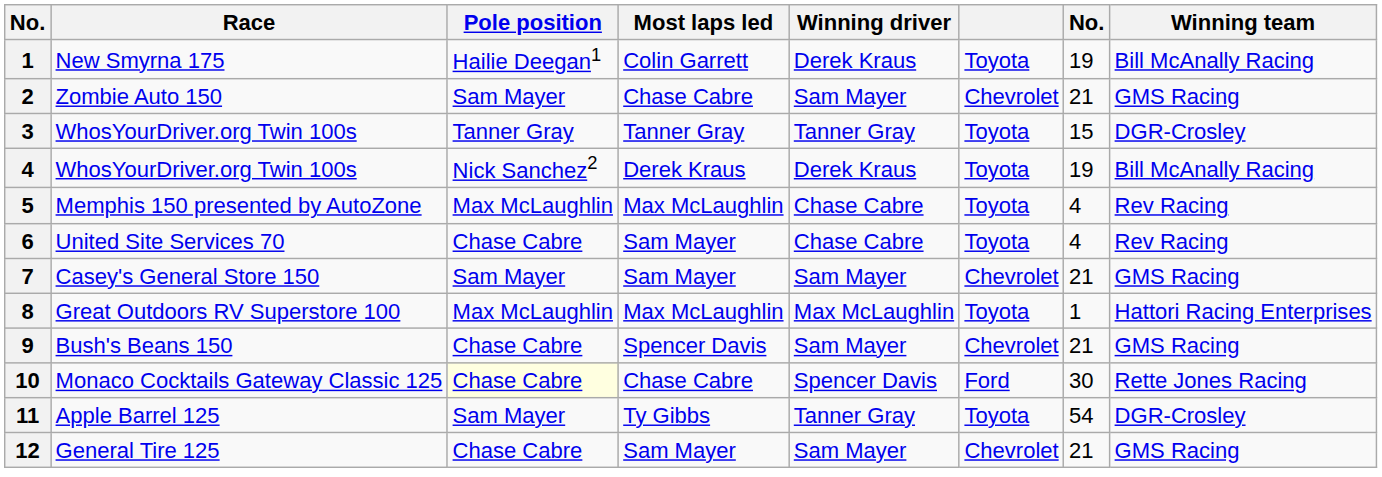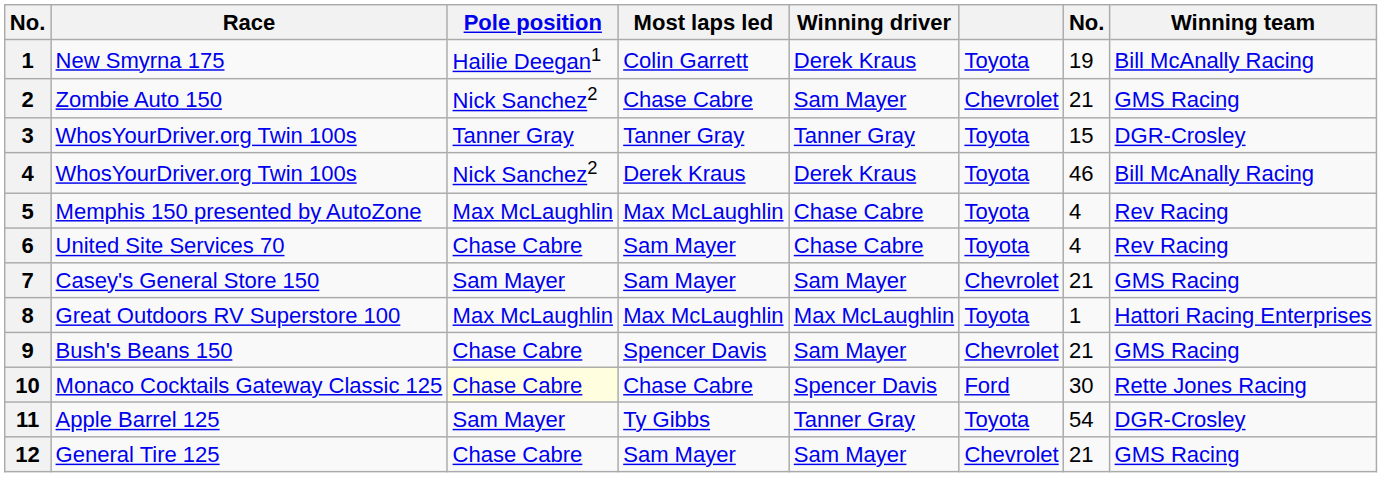(509, 97) Sam Mayer -> (525, 99) Nick Sanchez2
(1081, 169) 19 -> (1081, 173) 46
